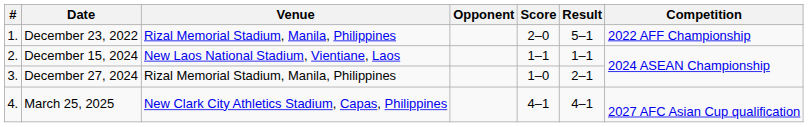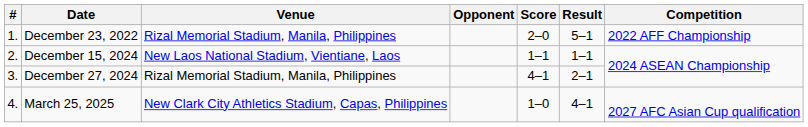(538, 76) 1–0 -> (538, 76) 4–1
(538, 104) 4–1 -> (538, 104) 1–0
